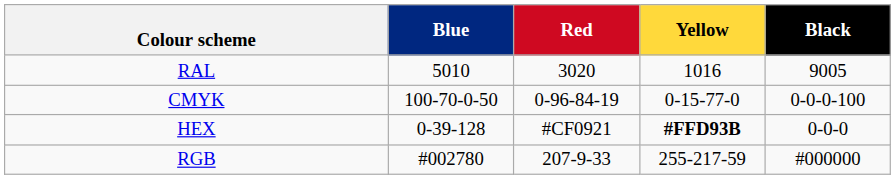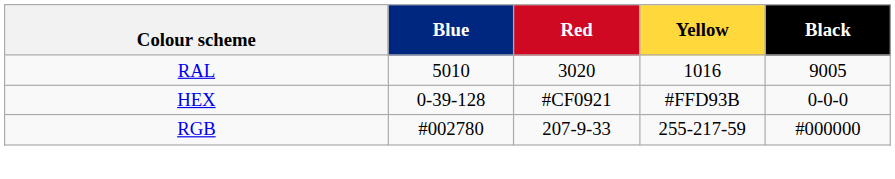- row: (196, 99)
(702, 129) bold -> (702, 99) normal
